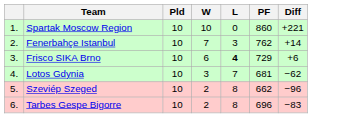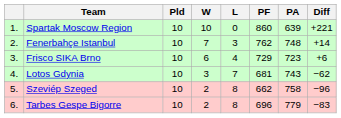+ column: (293, 12)
(235, 58) bold -> (235, 58) normal
